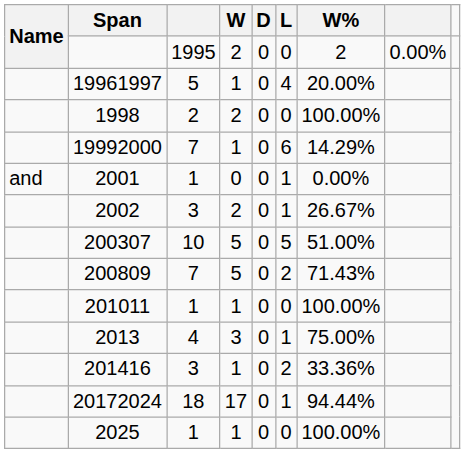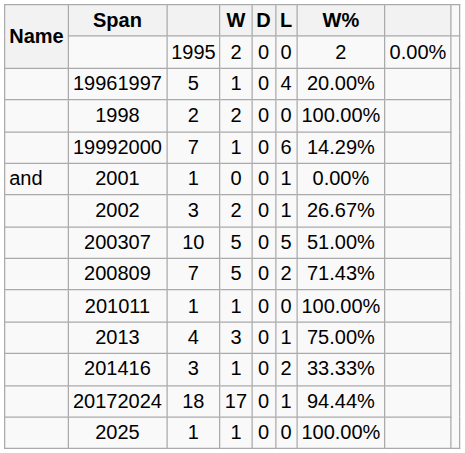(341, 369) 33.36% -> (341, 369) 33.33%
